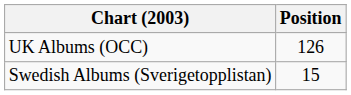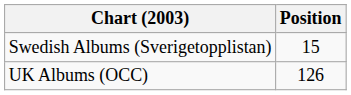rows swapped: (140, 75) <-> (78, 47)
